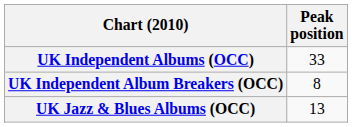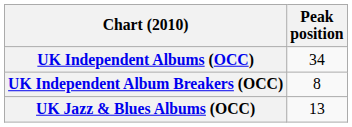(317, 59) 33 -> (317, 59) 34
